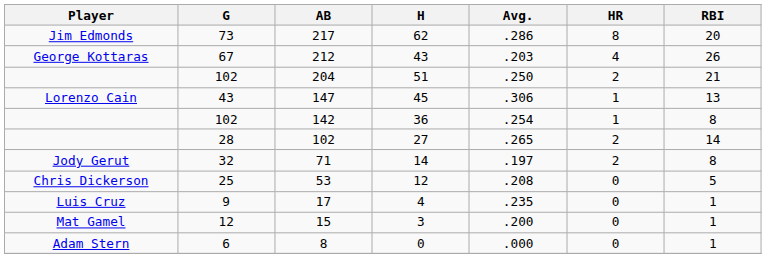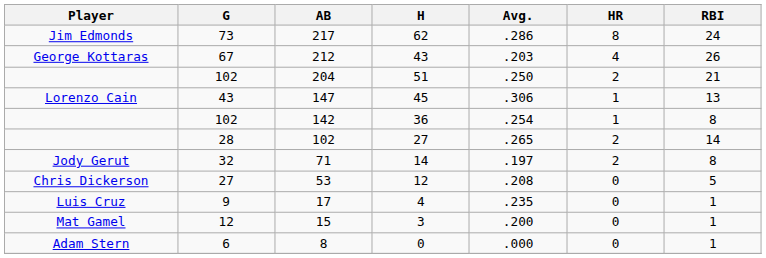(713, 36) 20 -> (713, 36) 24
(226, 181) 25 -> (226, 181) 27
